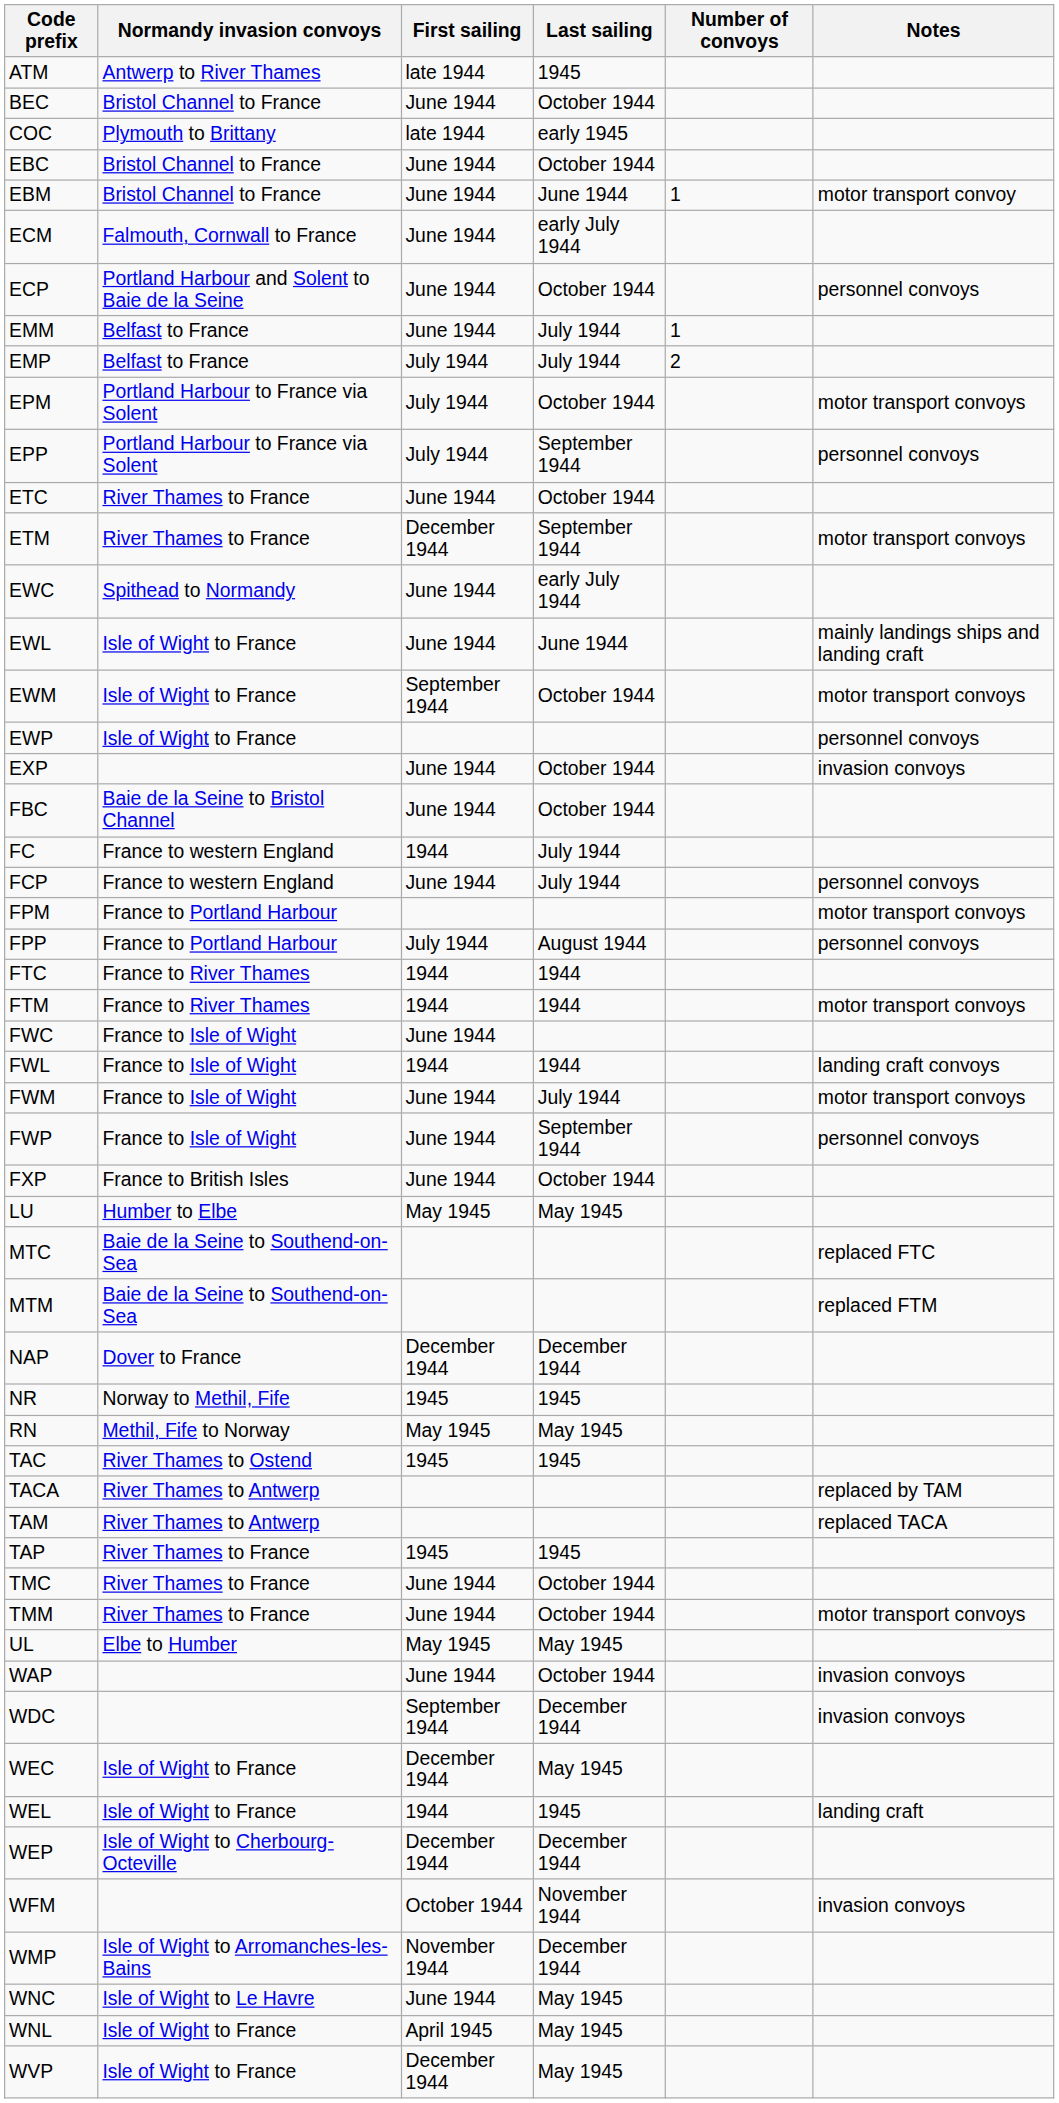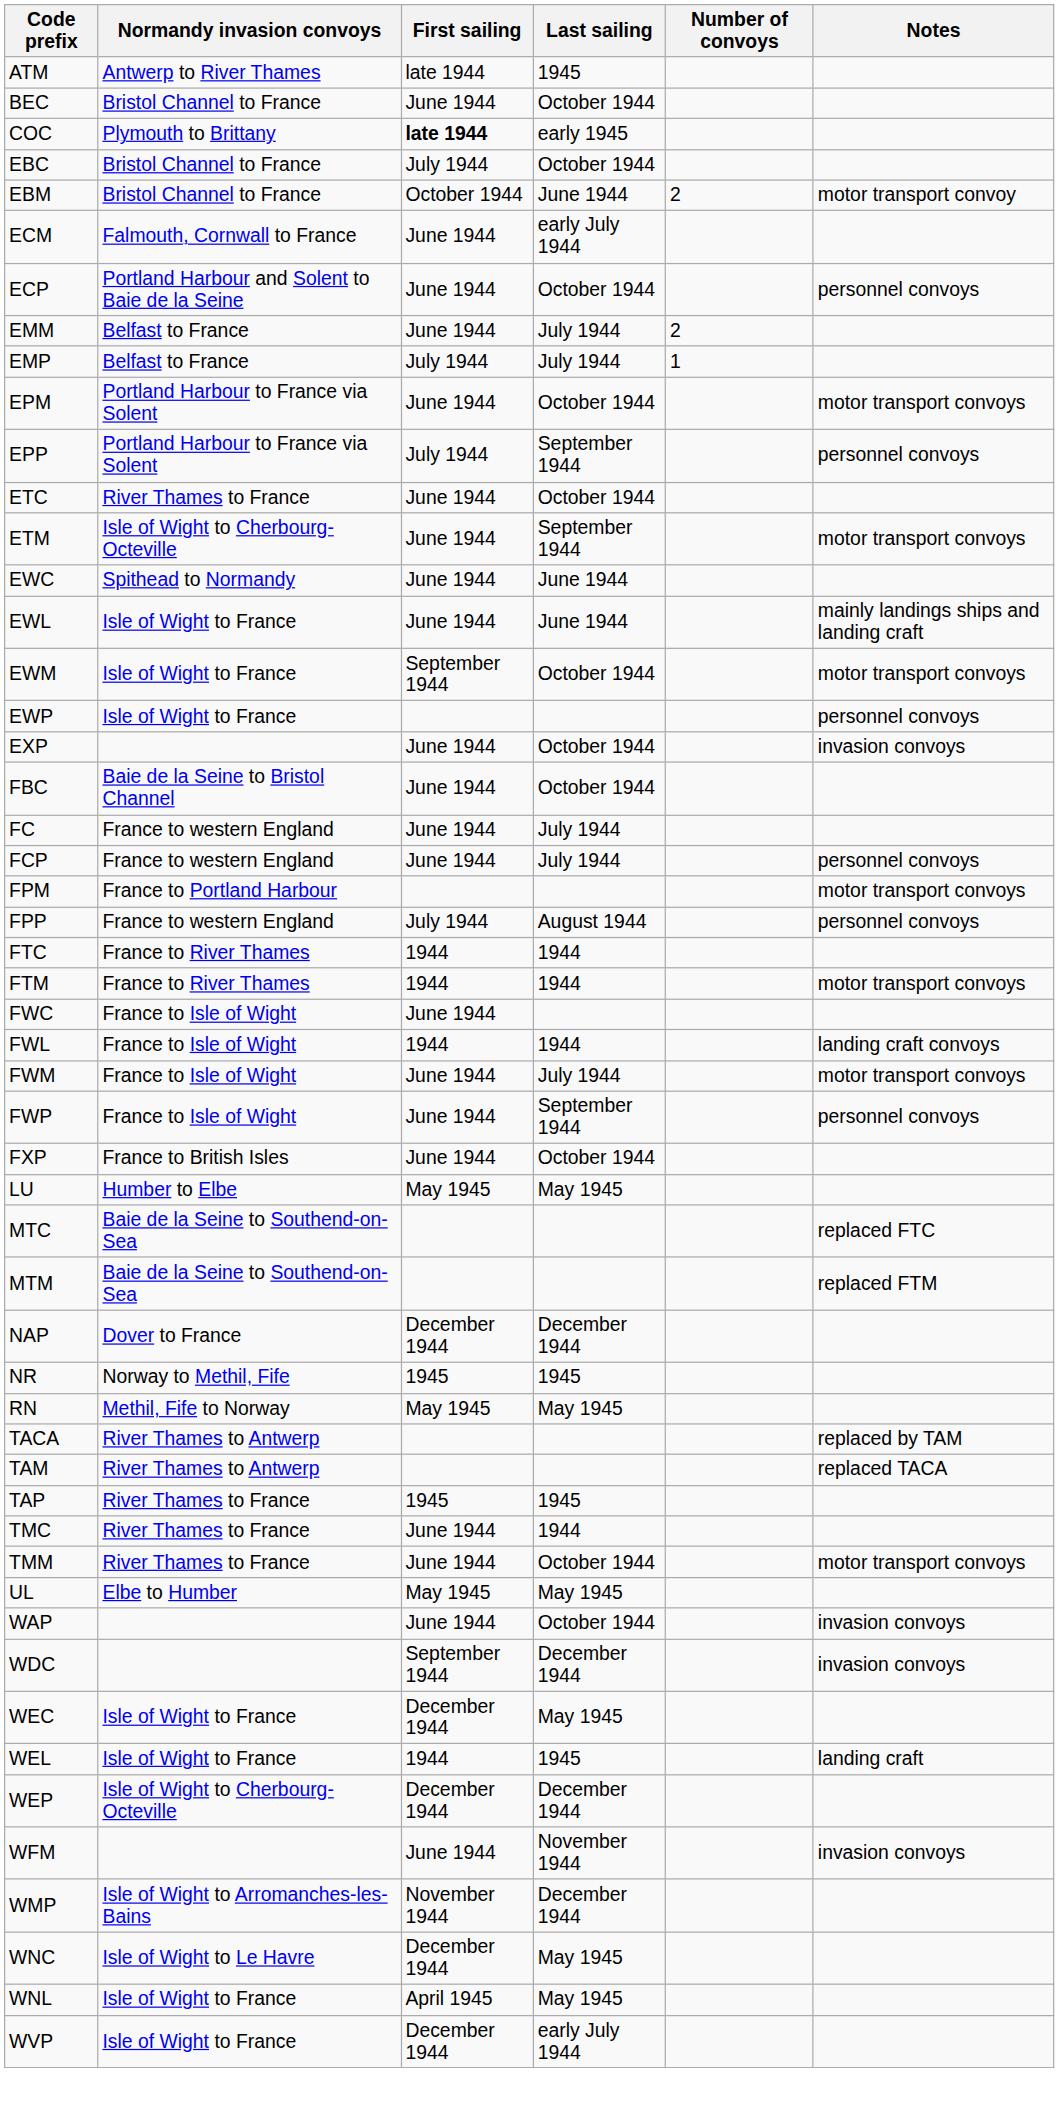(445, 133) normal -> (446, 133) bold
(451, 164) June 1944 -> (447, 164) July 1944
(451, 195) June 1944 -> (464, 195) October 1944
(675, 195) 1 -> (675, 195) 2
(675, 330) 1 -> (675, 330) 2
(675, 361) 2 -> (675, 361) 1
(447, 403) July 1944 -> (451, 403) June 1944
(206, 538) River Thames to France -> (218, 538) Isle of Wight to Cherbourg-Octeville
(450, 538) December 1944 -> (451, 538) June 1944
(579, 591) early July 1944 -> (583, 580) June 1944
(427, 851) 1944 -> (451, 829) June 1944
(220, 943) France to Portland Harbour -> (218, 922) France to western England
- row: (28, 1460)
(596, 1583) October 1944 -> (559, 1531) 1944
(464, 1905) October 1944 -> (451, 1853) June 1944
(451, 1999) June 1944 -> (450, 1957) December 1944
(580, 2071) May 1945 -> (579, 2041) early July 1944
